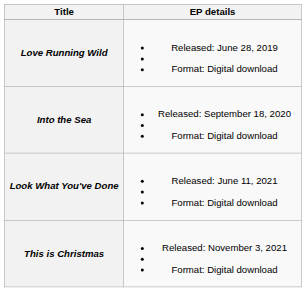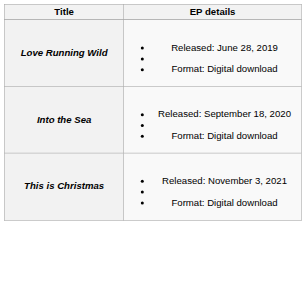- row: (64, 186)
